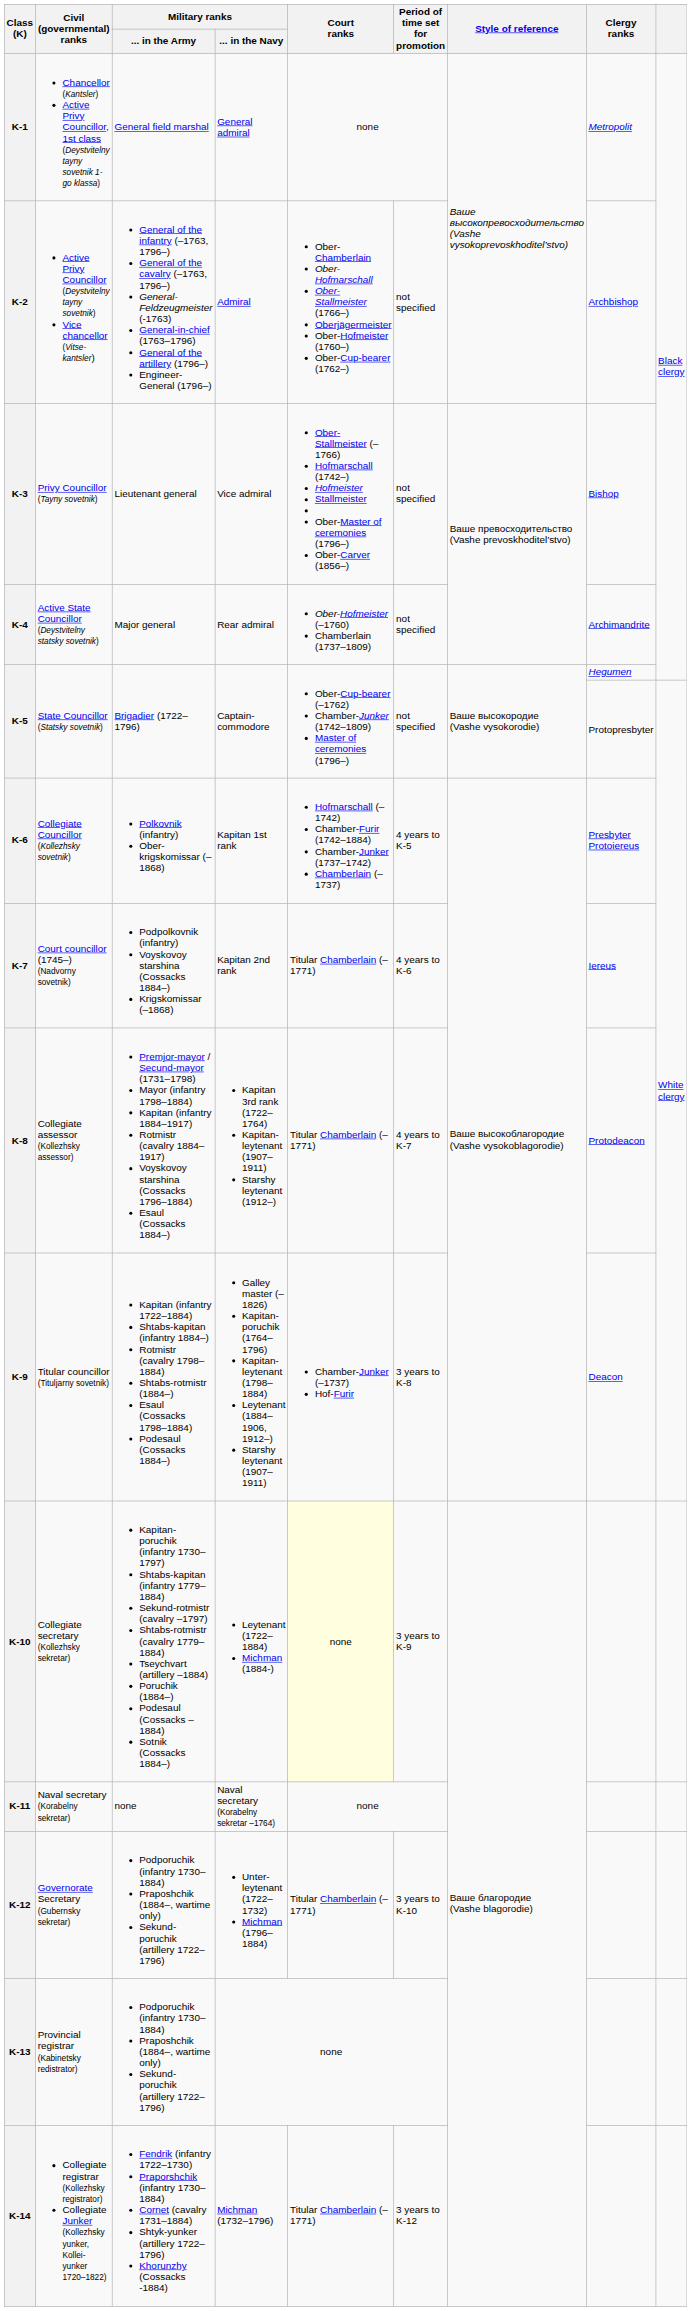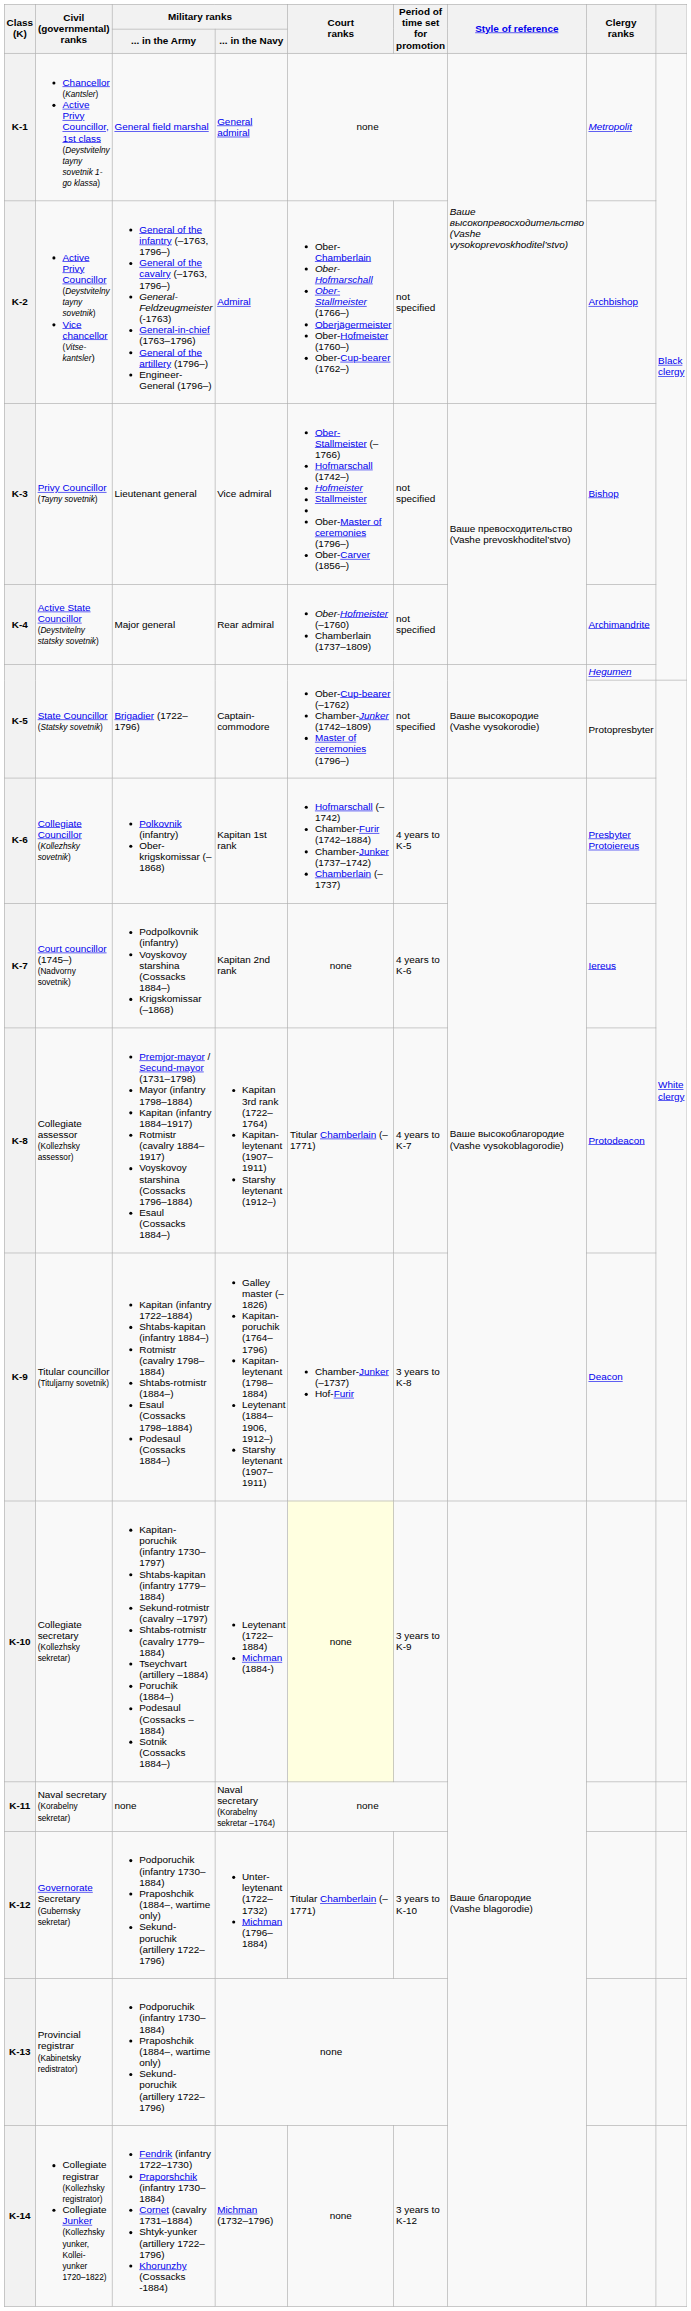(339, 965) Titular Chamberlain (–1771) -> (341, 965) none
(339, 2216) Titular Chamberlain (–1771) -> (341, 2216) none
